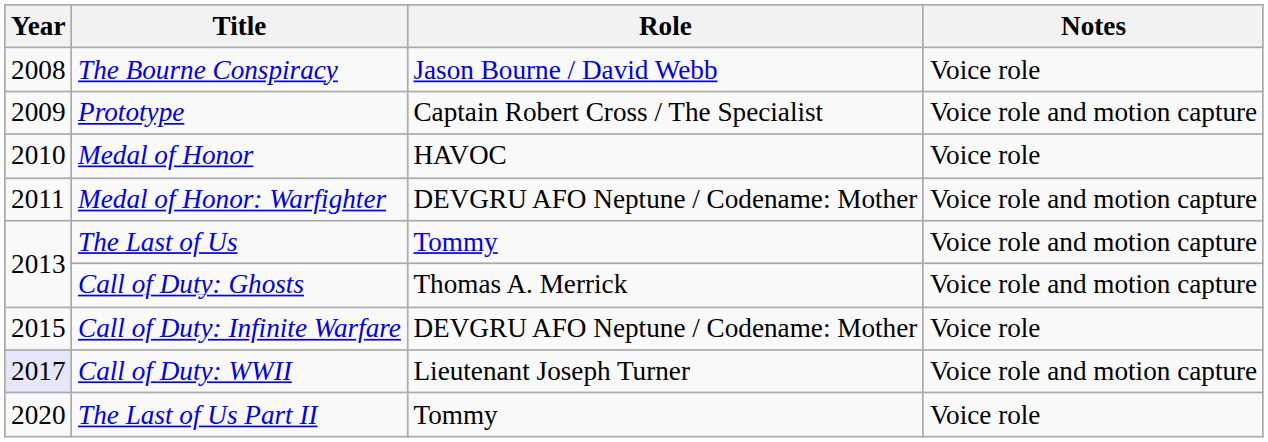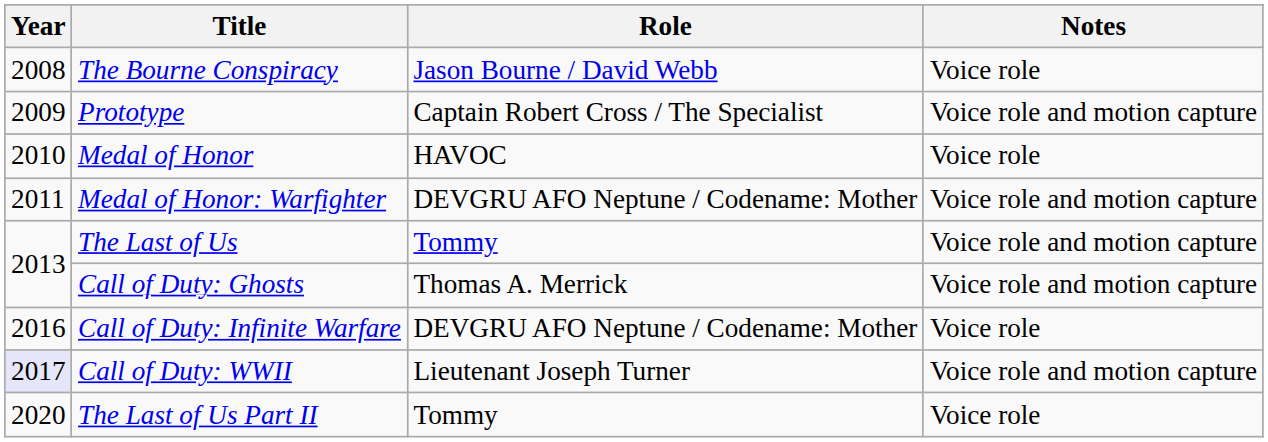(38, 328) 2015 -> (38, 328) 2016
